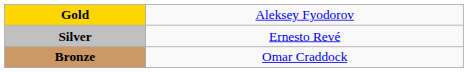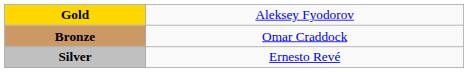rows swapped: (75, 36) <-> (75, 57)
